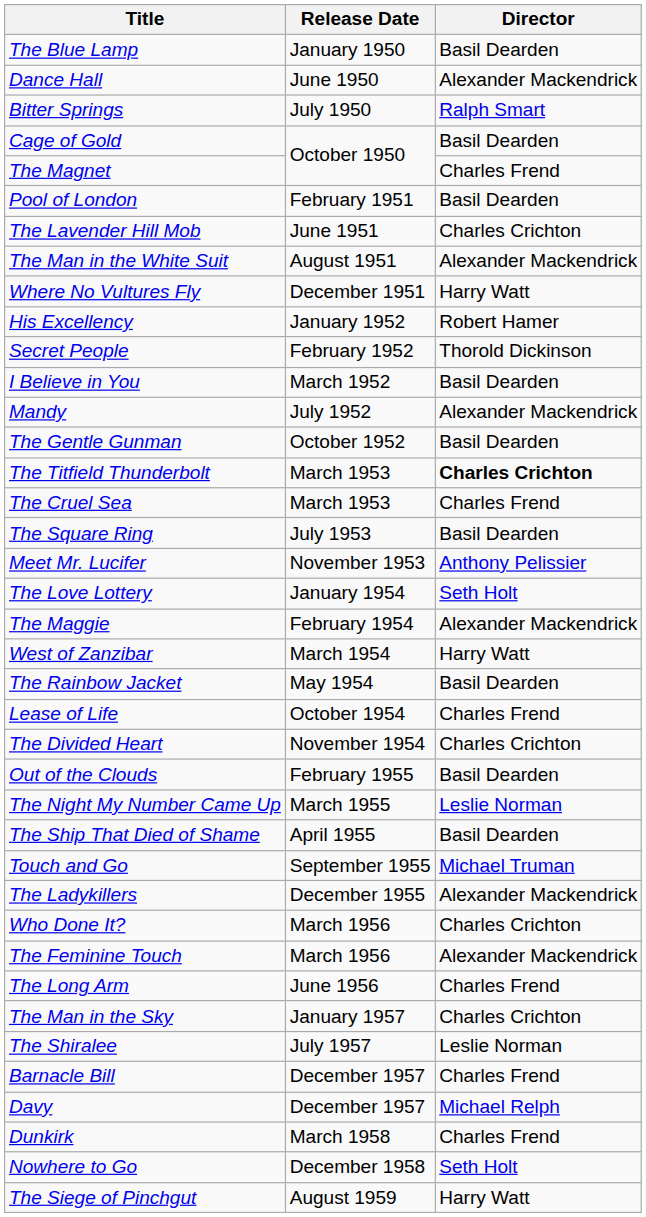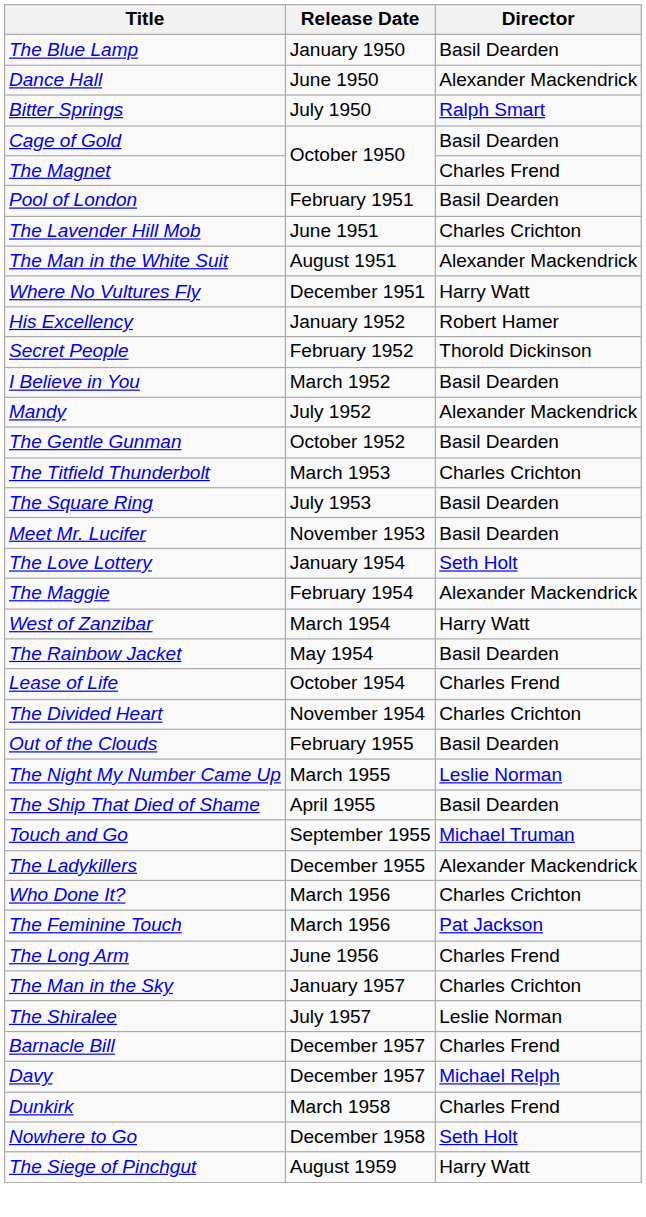(516, 472) bold -> (510, 472) normal
- row: (70, 502)
(513, 563) Anthony Pelissier -> (499, 532) Basil Dearden
(538, 955) Alexander Mackendrick -> (491, 925) Pat Jackson
